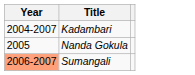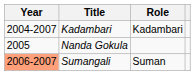+ column: (158, 12)
